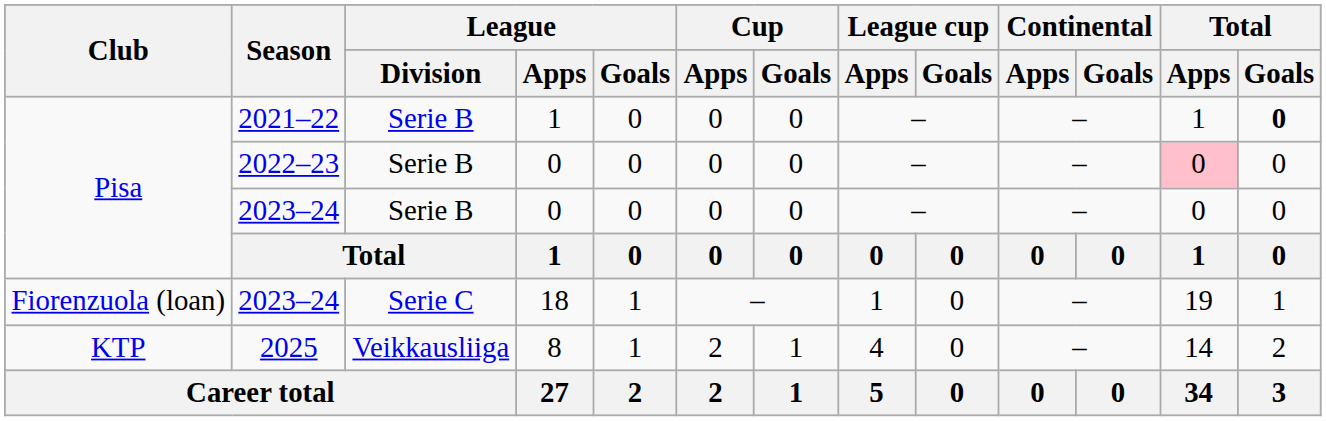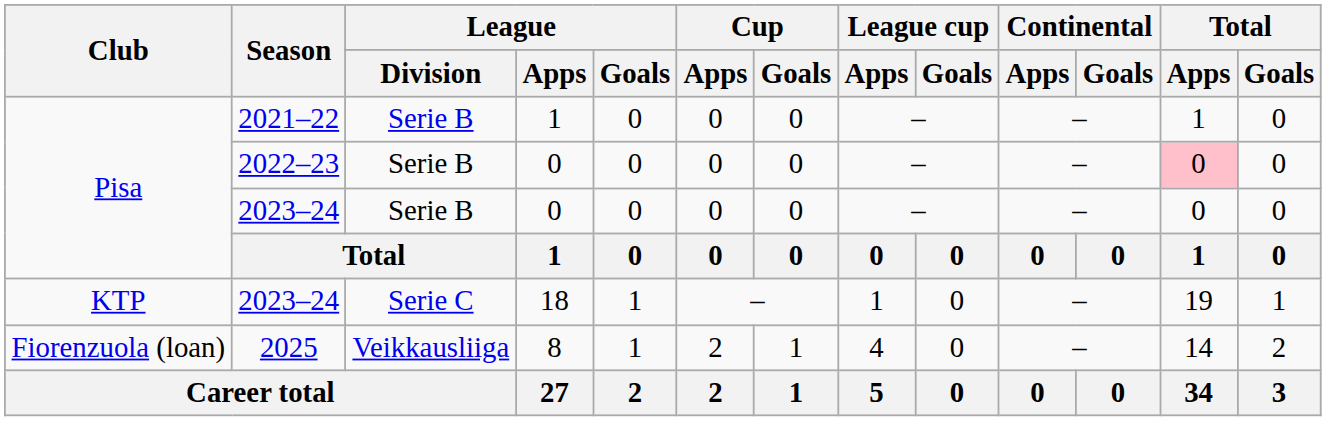(1279, 118) bold -> (1279, 118) normal
(118, 301) Fiorenzuola (loan) -> (118, 301) KTP
(118, 347) KTP -> (118, 347) Fiorenzuola (loan)
